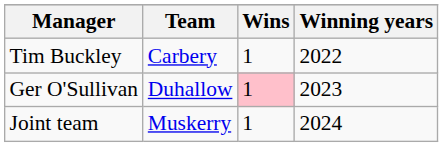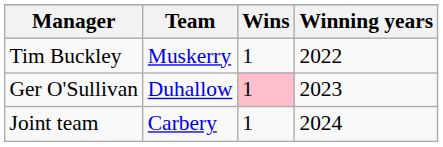(182, 55) Carbery -> (190, 55) Muskerry
(190, 123) Muskerry -> (182, 123) Carbery
